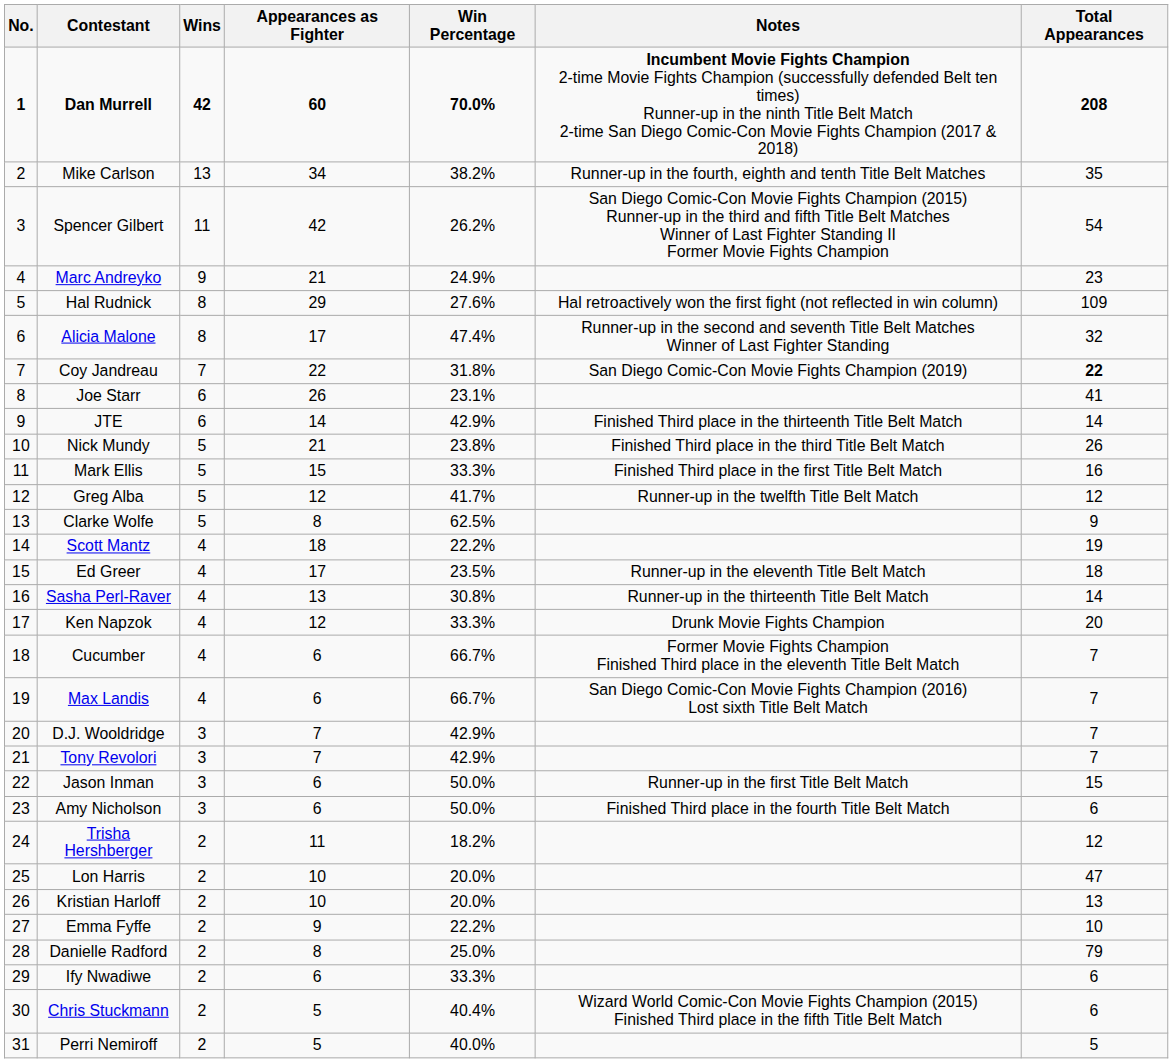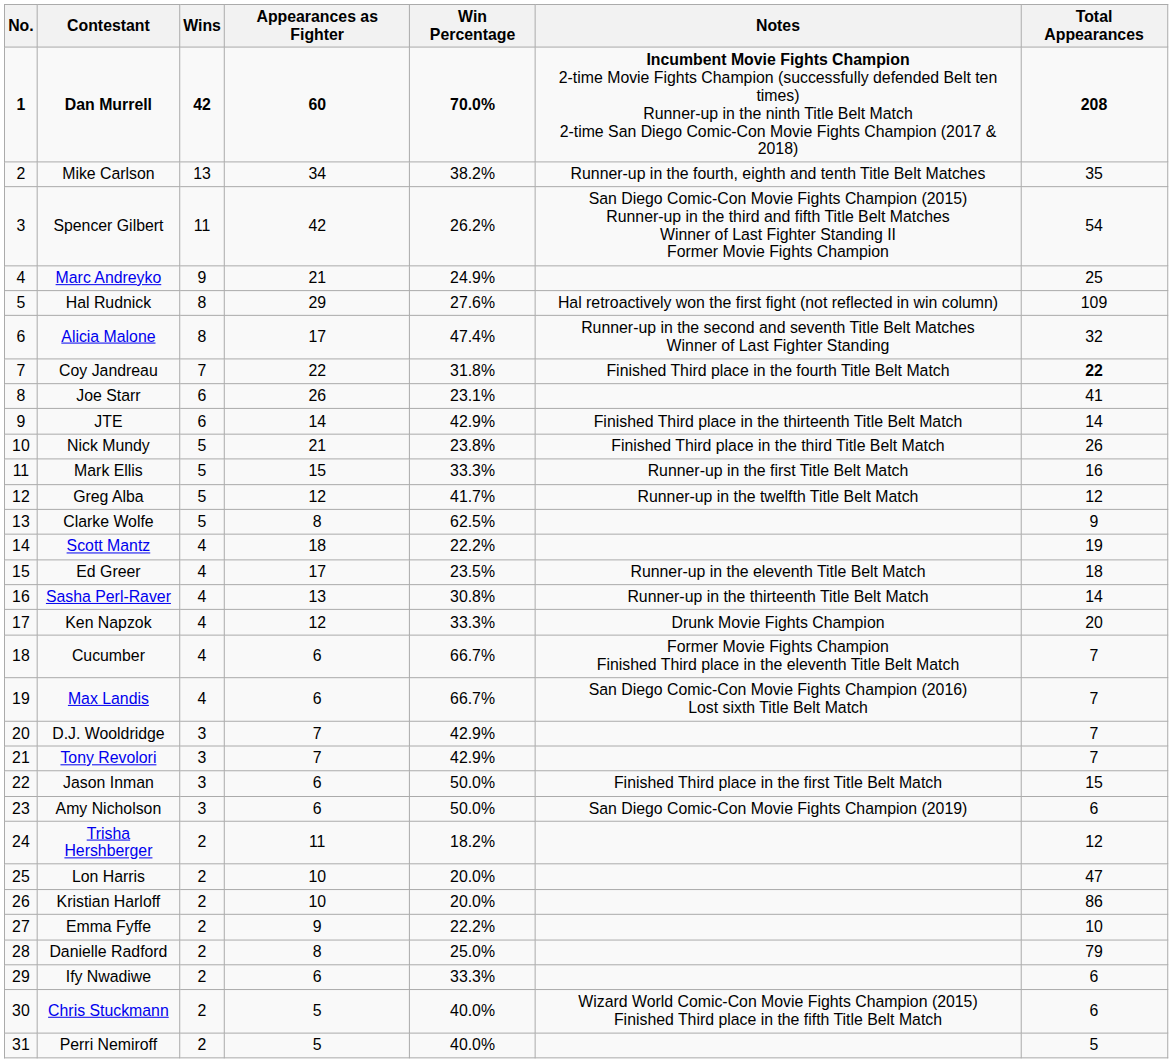(1094, 277) 23 -> (1094, 277) 25
(778, 371) San Diego Comic-Con Movie Fights Champion (2019) -> (778, 371) Finished Third place in the fourth Title Belt Match
(778, 471) Finished Third place in the first Title Belt Match -> (778, 471) Runner-up in the first Title Belt Match
(778, 783) Runner-up in the first Title Belt Match -> (778, 783) Finished Third place in the first Title Belt Match
(778, 808) Finished Third place in the fourth Title Belt Match -> (778, 808) San Diego Comic-Con Movie Fights Champion (2019)
(1094, 901) 13 -> (1094, 901) 86
(473, 1011) 40.4% -> (473, 1011) 40.0%
